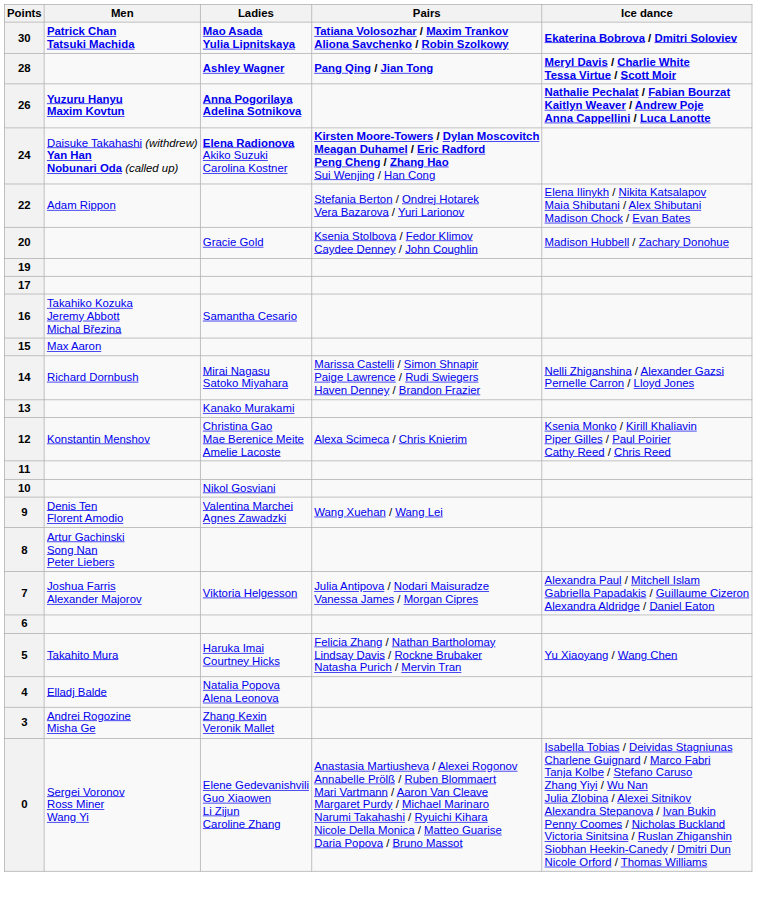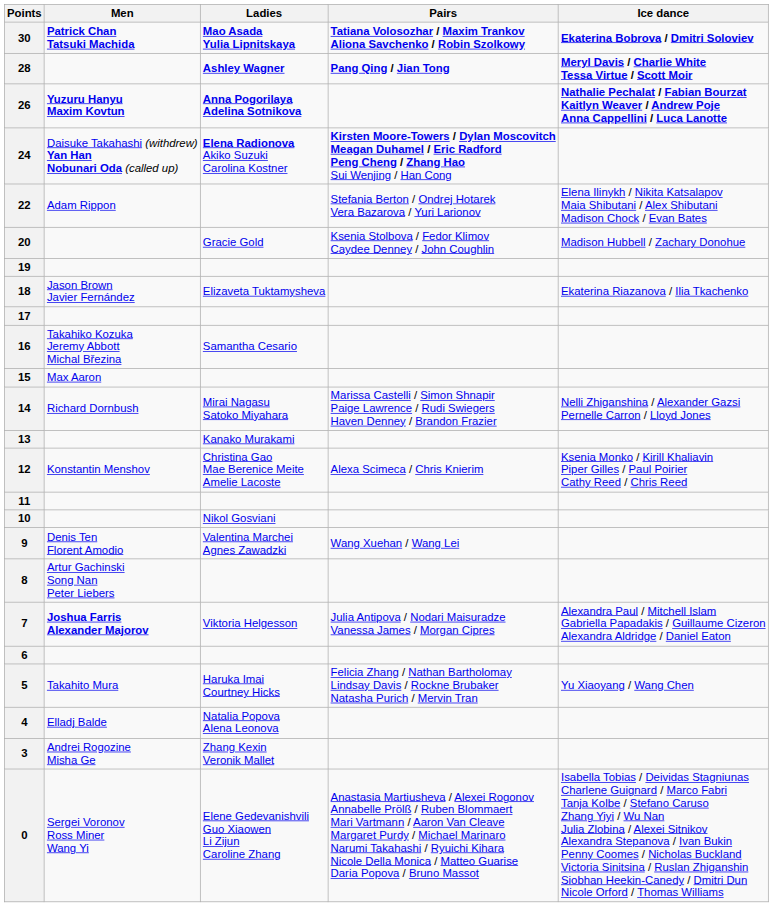+ row: (24, 291)
(94, 593) normal -> (98, 624) bold
